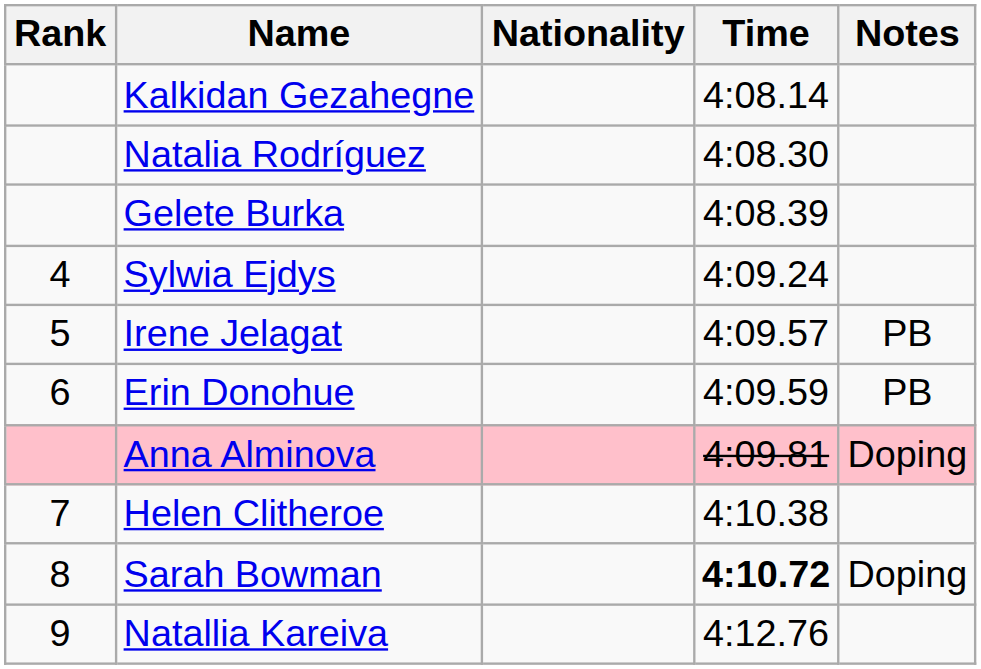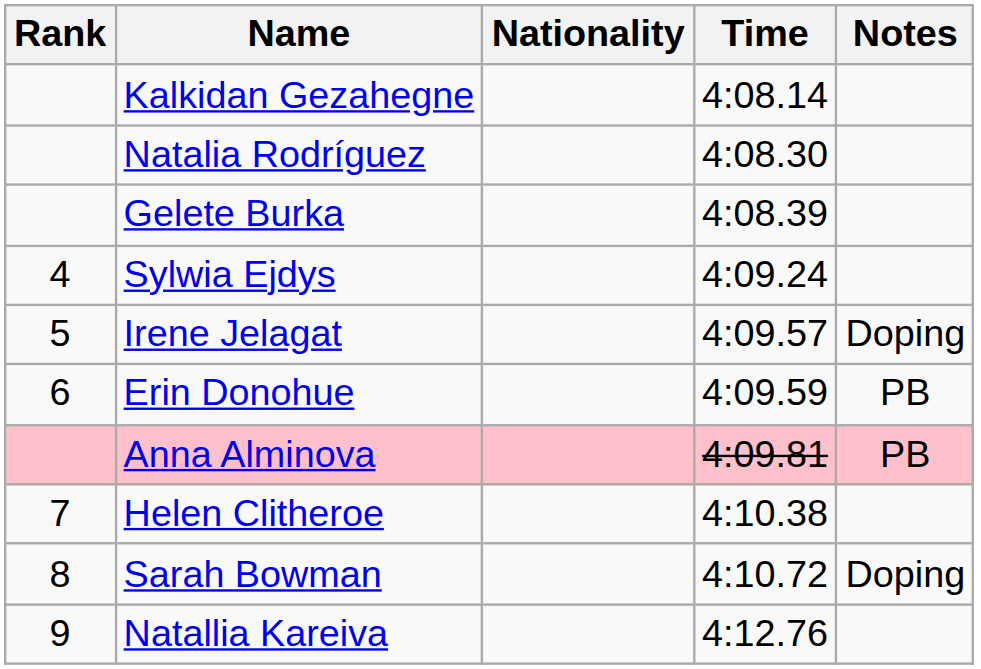(907, 333) PB -> (905, 333) Doping
(907, 453) Doping -> (905, 453) PB
(766, 573) bold -> (765, 573) normal
